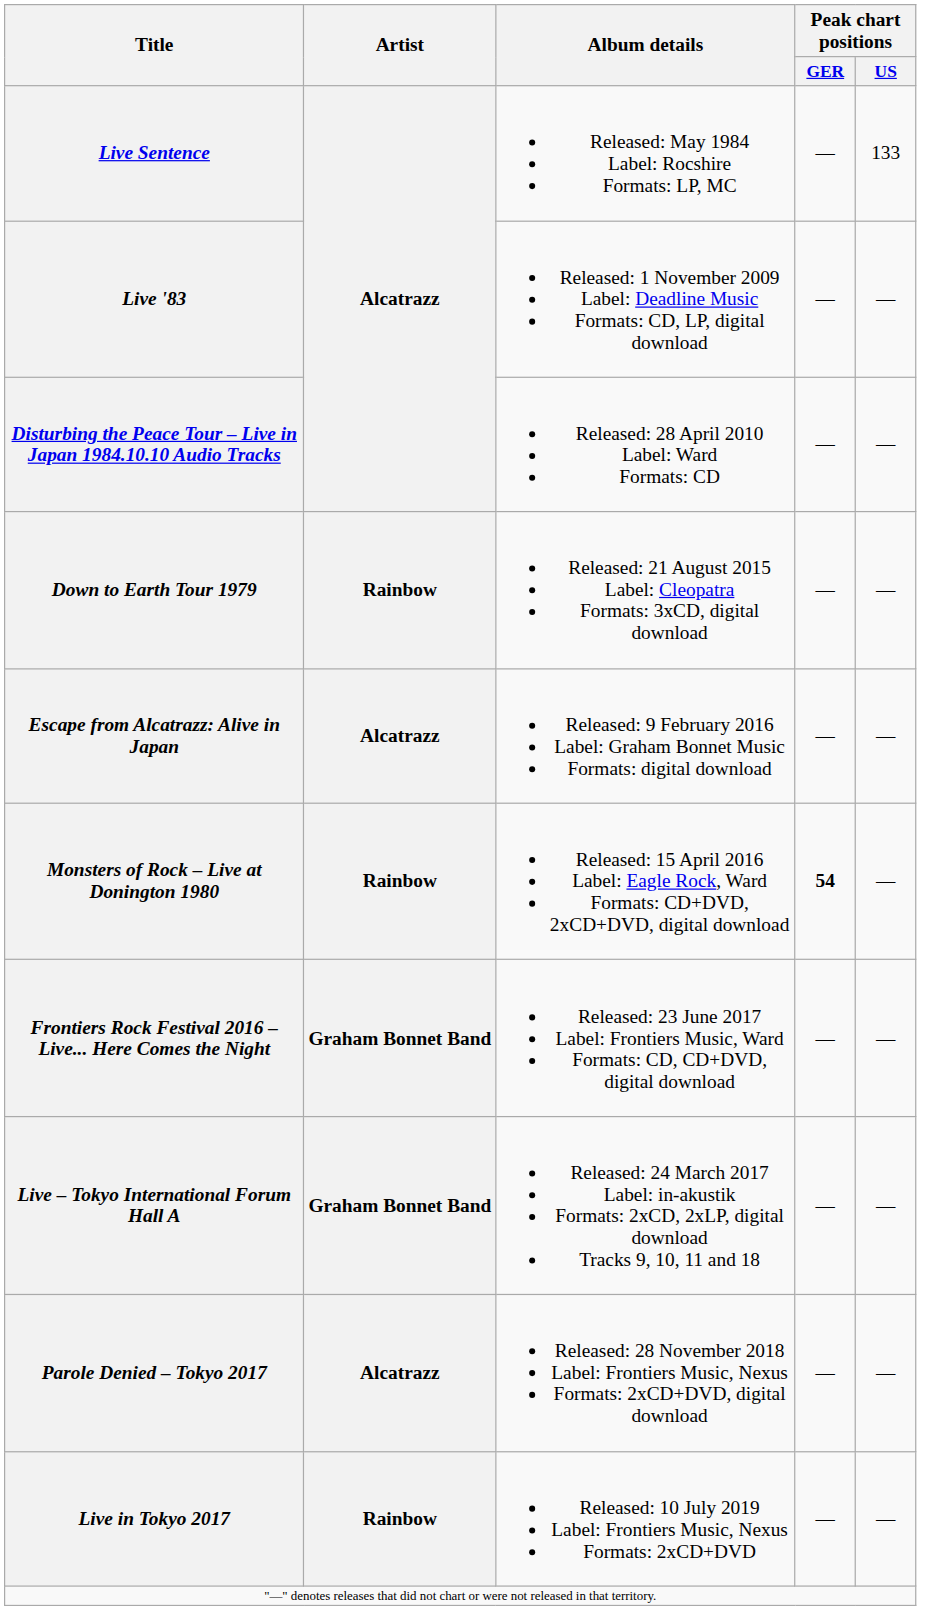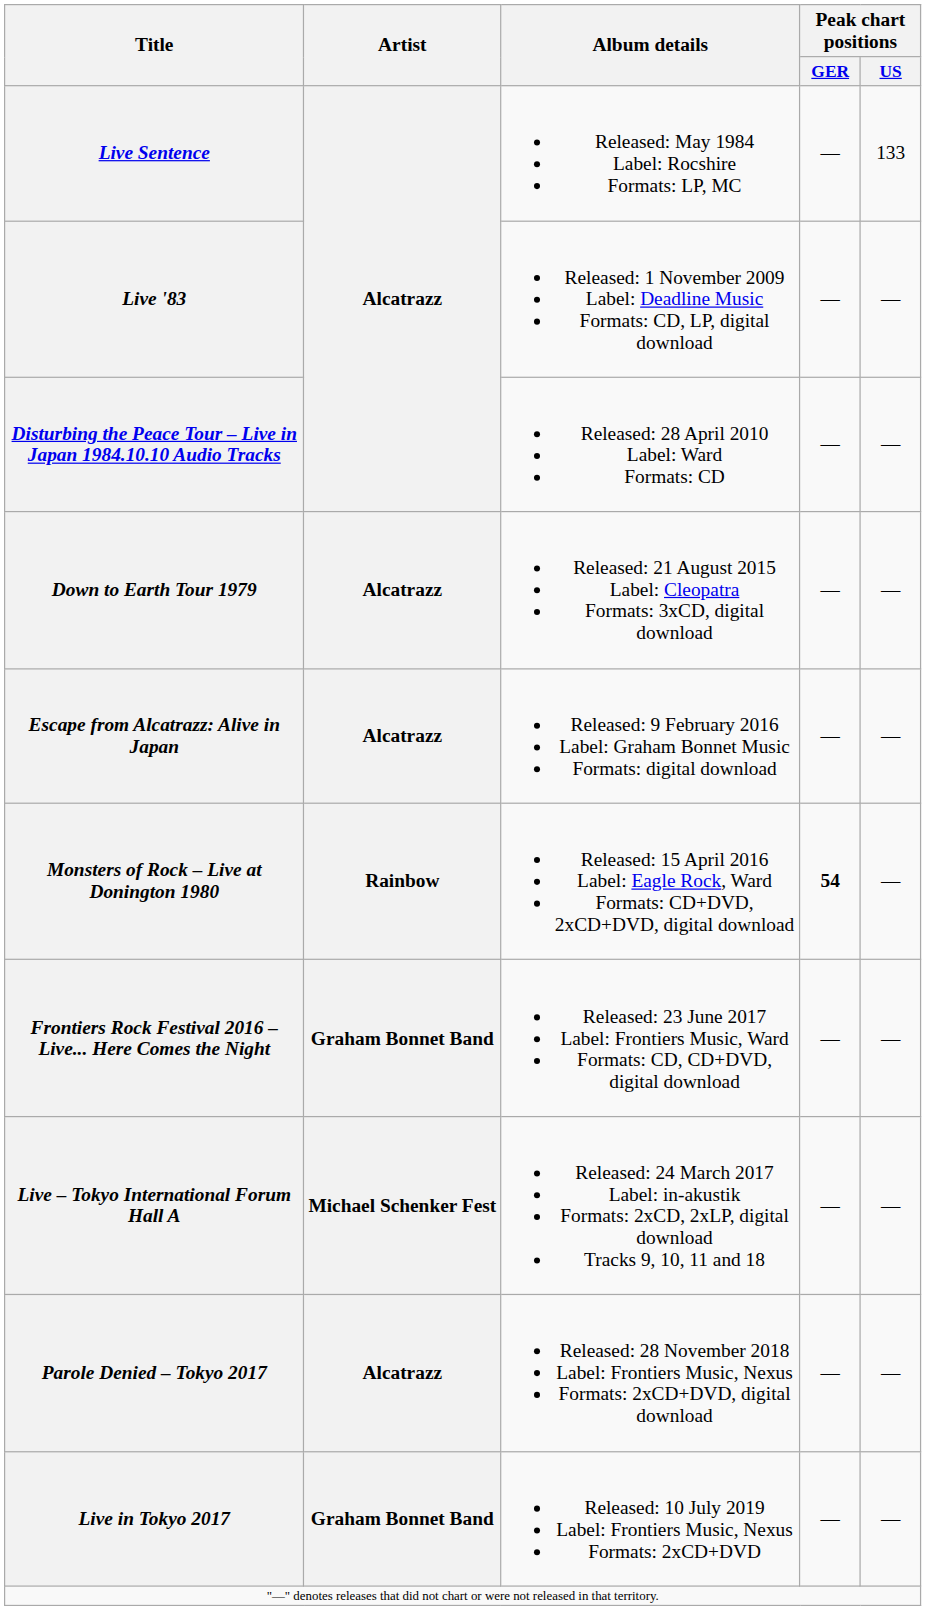(400, 590) Rainbow -> (402, 590) Alcatrazz
(400, 1205) Graham Bonnet Band -> (402, 1205) Michael Schenker Fest
(400, 1518) Rainbow -> (402, 1518) Graham Bonnet Band
